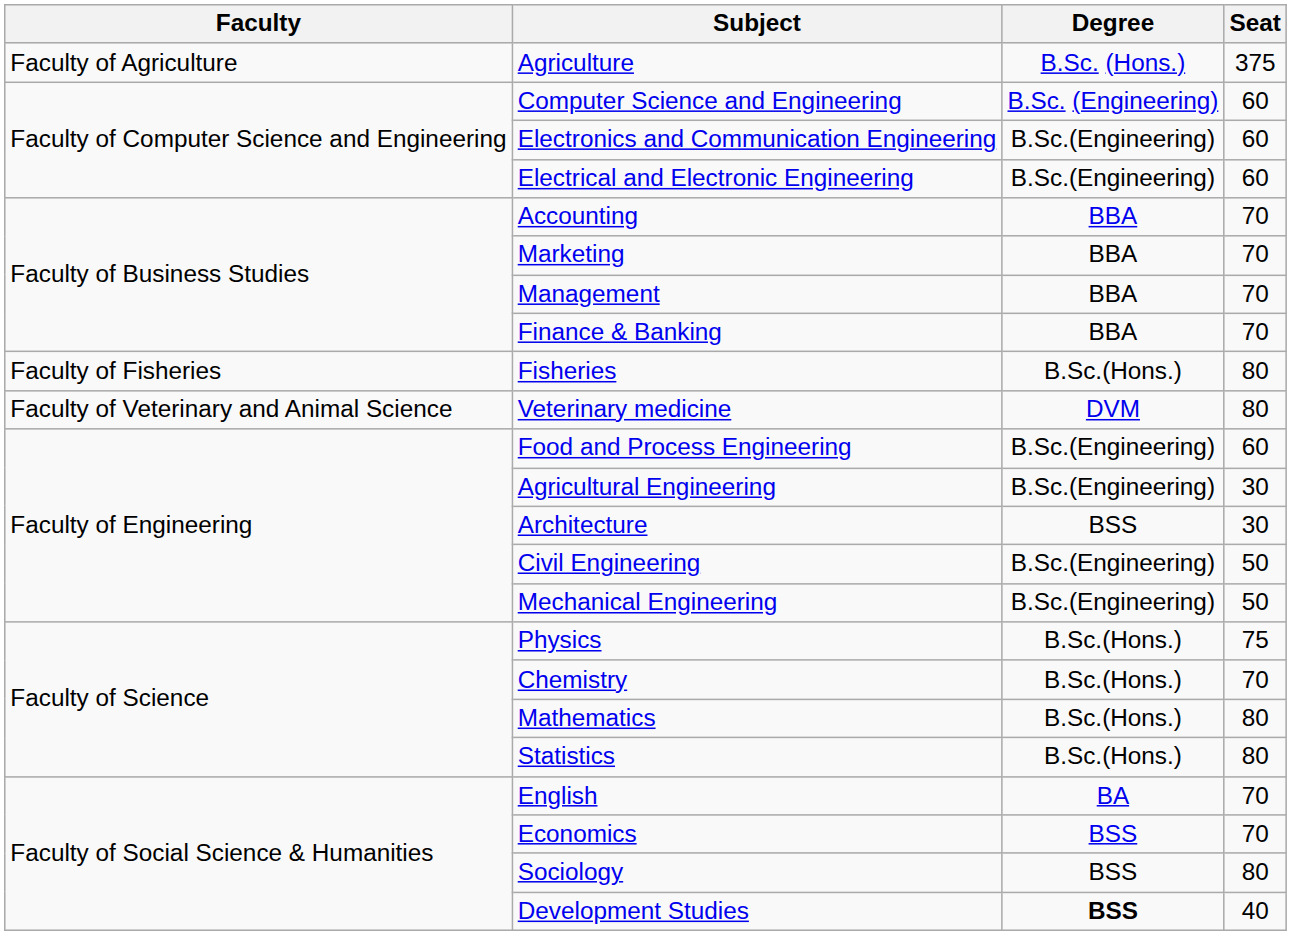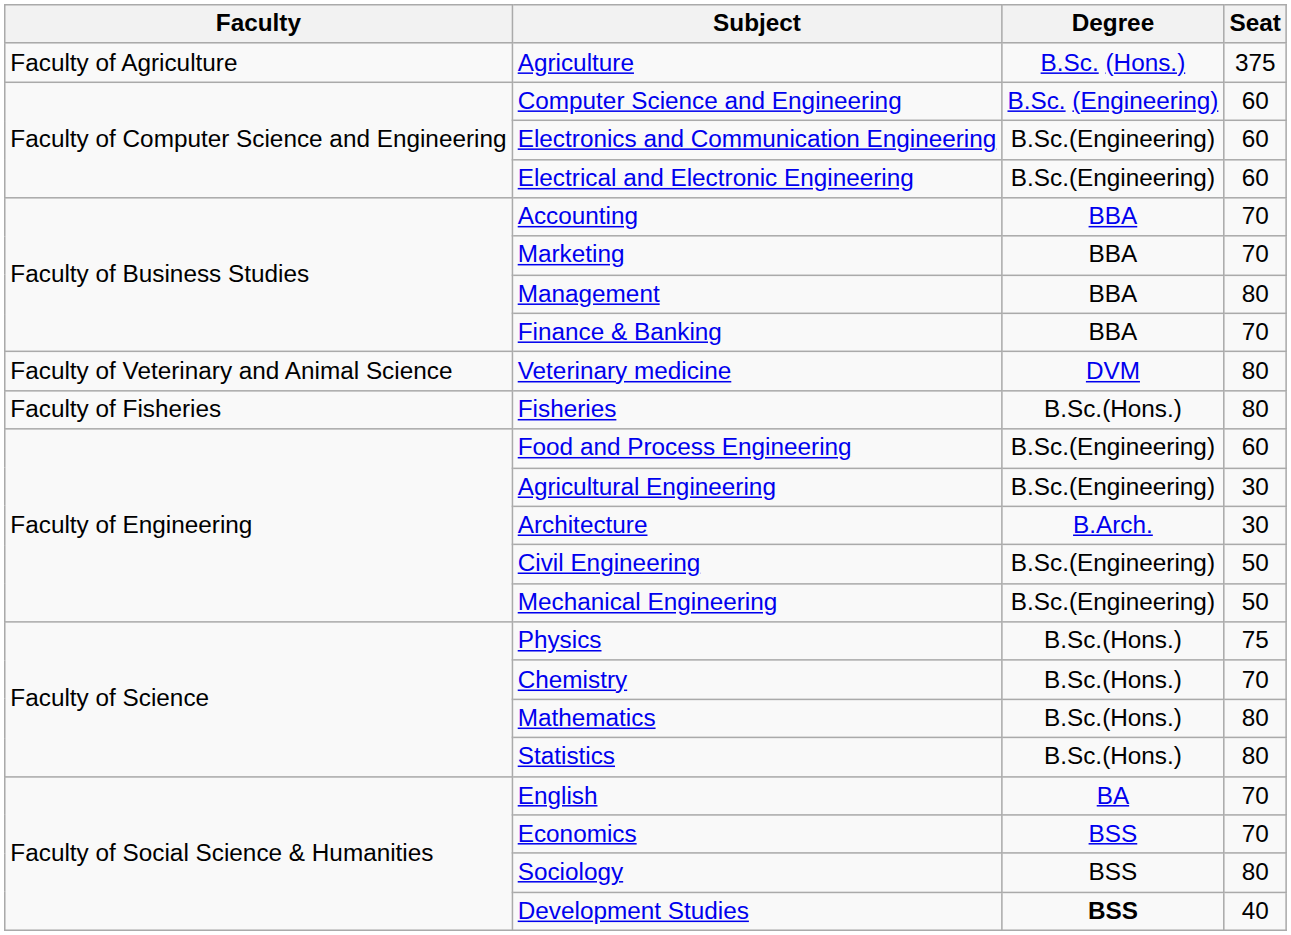(1255, 293) 70 -> (1255, 293) 80
rows swapped: (567, 370) <-> (625, 409)
(1113, 525) BSS -> (1113, 525) B.Arch.
